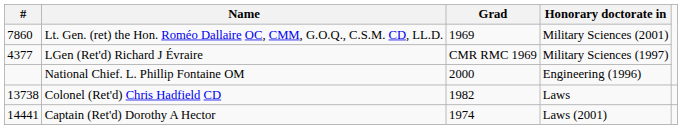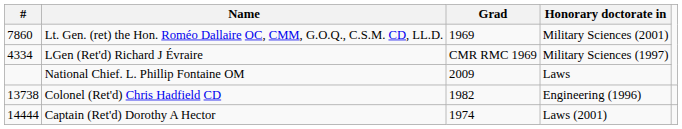(20, 54) 4377 -> (20, 54) 4334
(462, 74) 2000 -> (462, 74) 2009
(592, 74) Engineering (1996) -> (556, 74) Laws
(556, 94) Laws -> (592, 94) Engineering (1996)
(23, 114) 14441 -> (23, 114) 14444
